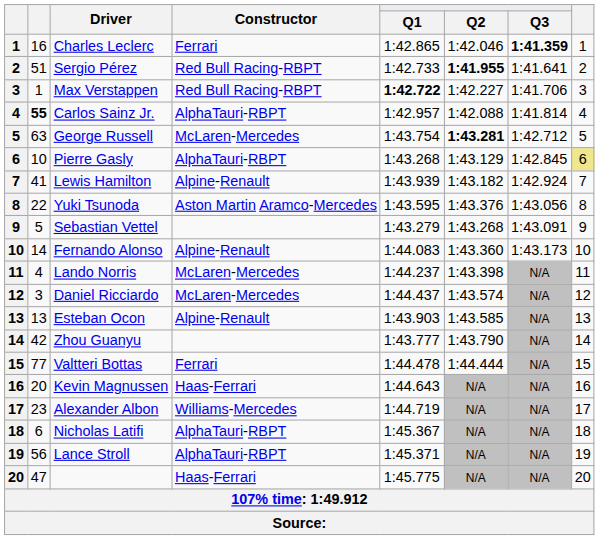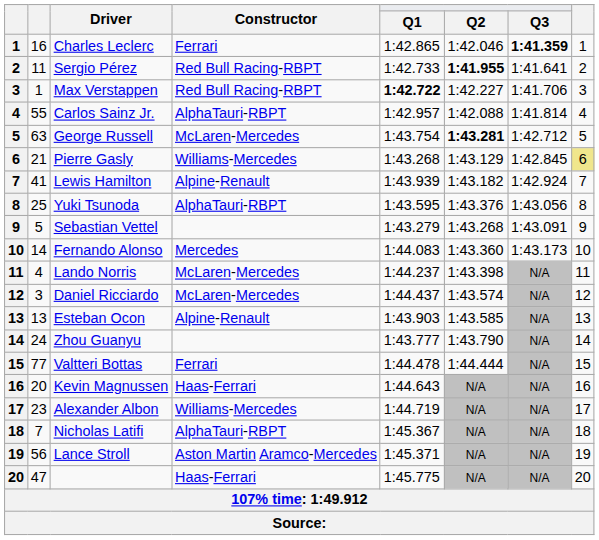(39, 68) 51 -> (39, 68) 11
(39, 113) bold -> (39, 113) normal
(39, 159) 10 -> (39, 159) 21
(231, 159) AlphaTauri-RBPT -> (236, 159) Williams-Mercedes
(39, 204) 22 -> (39, 204) 25
(276, 204) Aston Martin Aramco-Mercedes -> (231, 204) AlphaTauri-RBPT
(222, 250) Alpine-Renault -> (207, 250) Mercedes
(39, 340) 42 -> (39, 340) 24
(39, 431) 6 -> (39, 431) 7
(231, 454) AlphaTauri-RBPT -> (276, 454) Aston Martin Aramco-Mercedes
